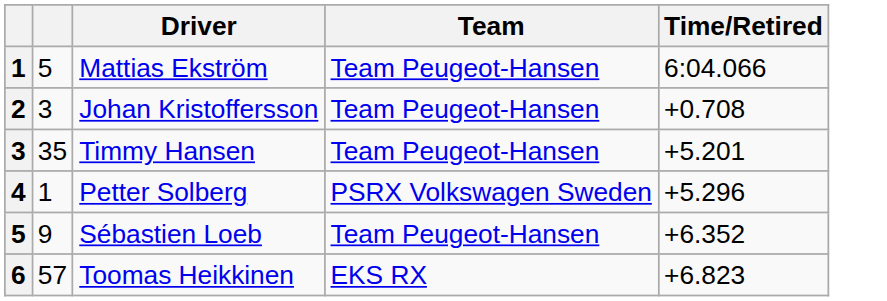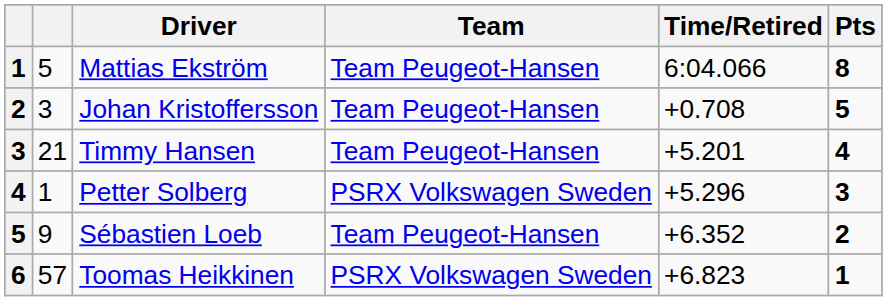+ column: (855, 26)
(52, 151) 35 -> (52, 151) 21
(379, 276) EKS RX -> (491, 276) PSRX Volkswagen Sweden
